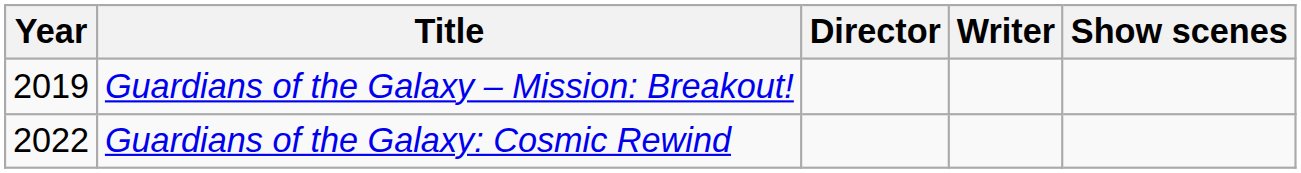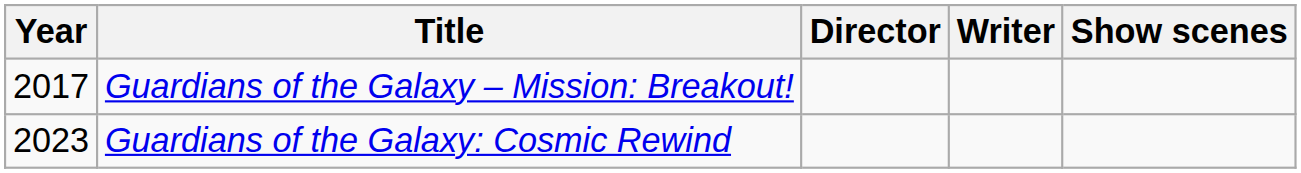(51, 85) 2019 -> (51, 85) 2017
(51, 140) 2022 -> (51, 140) 2023
